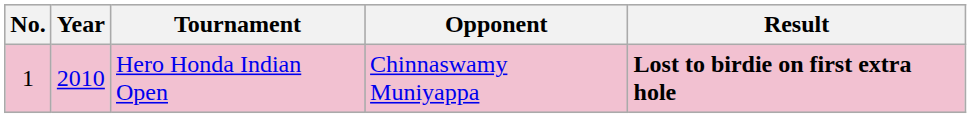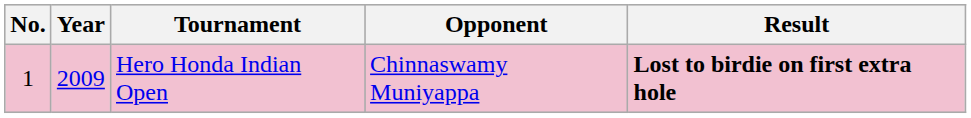(81, 78) 2010 -> (81, 78) 2009
